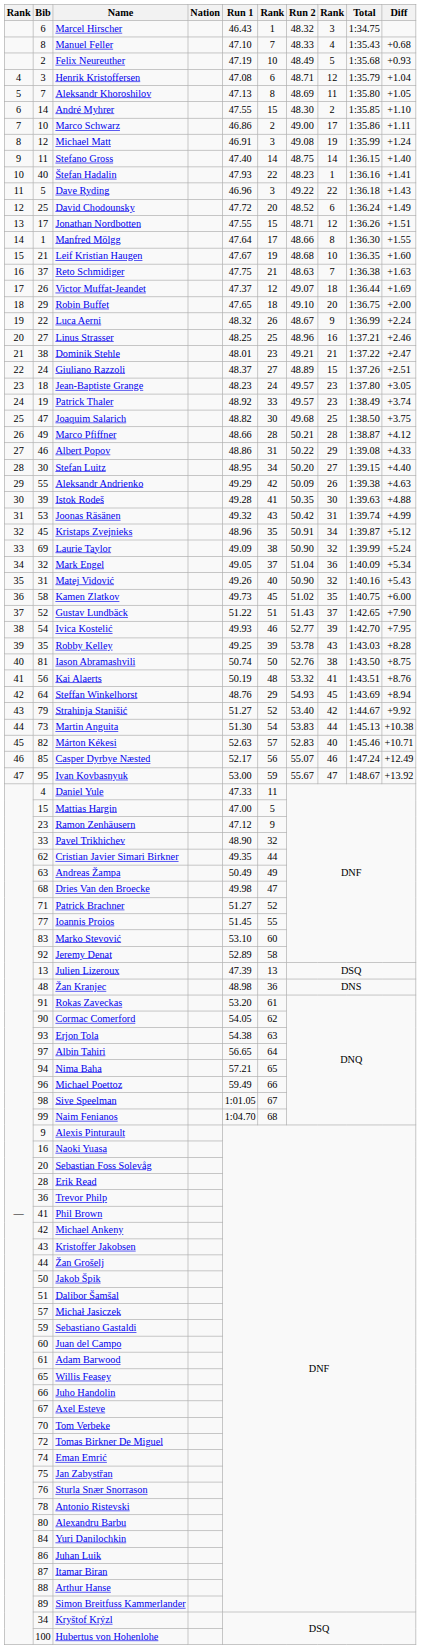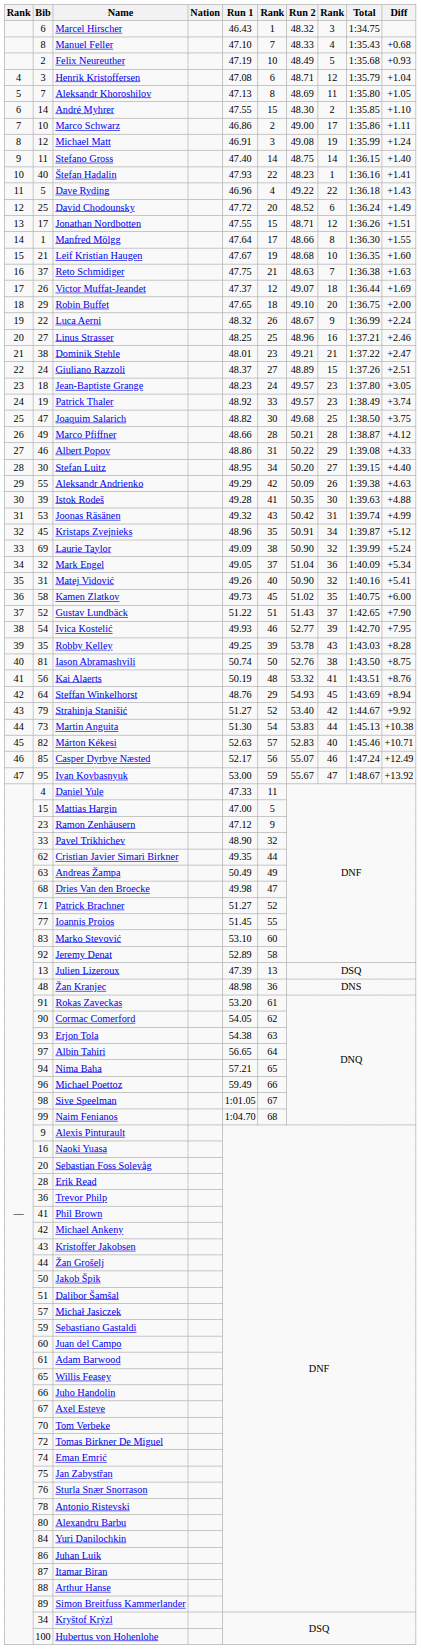(272, 191) 3 -> (272, 191) 4
(399, 581) +5.43 -> (399, 581) +5.41
